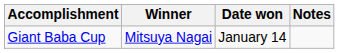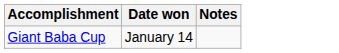- column: (168, 15)
